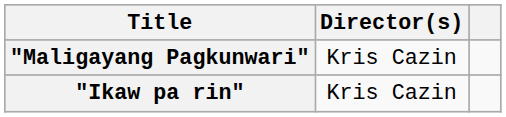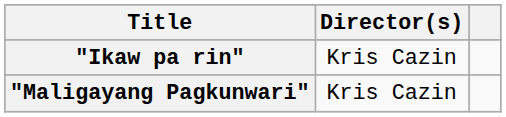rows swapped: (160, 58) <-> (160, 93)
